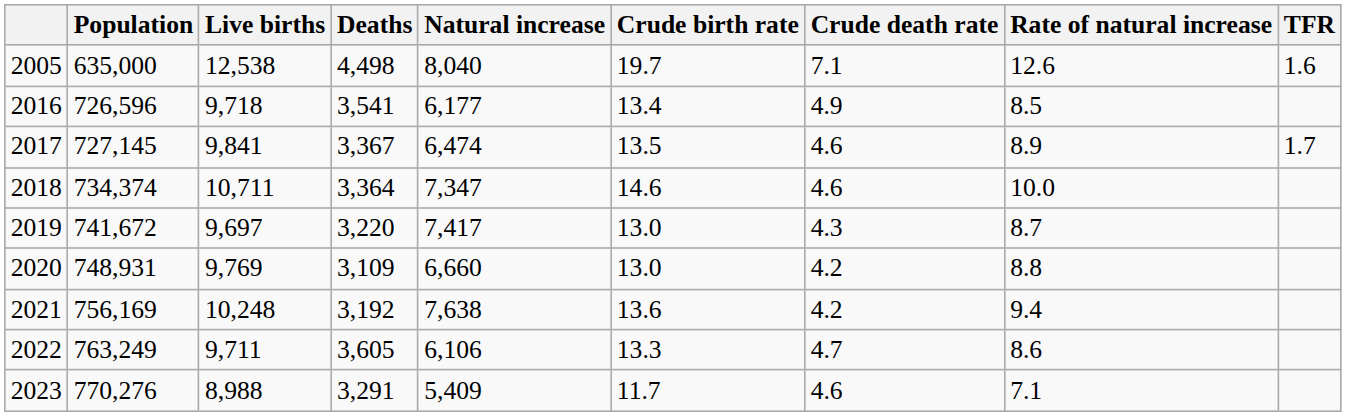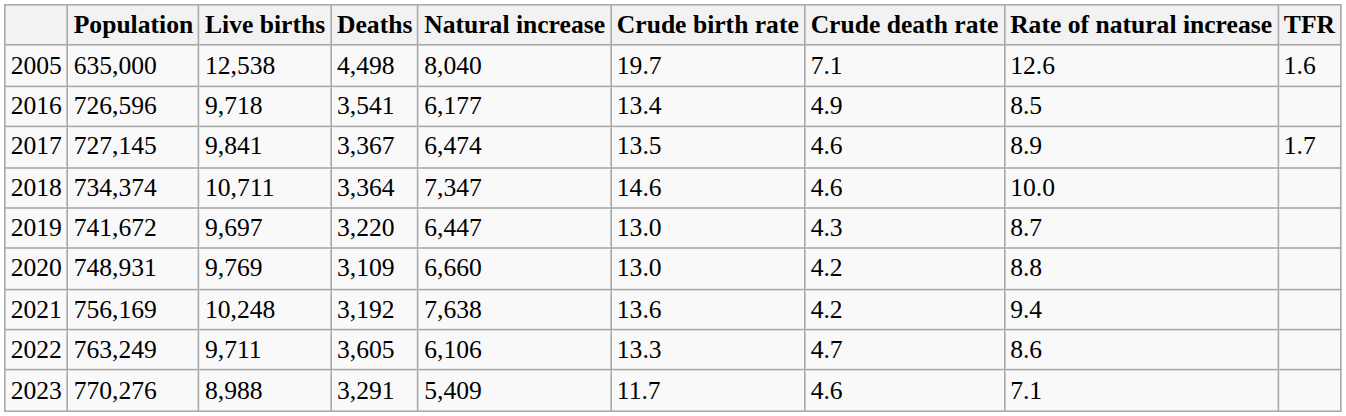(453, 227) 7,417 -> (453, 227) 6,447
